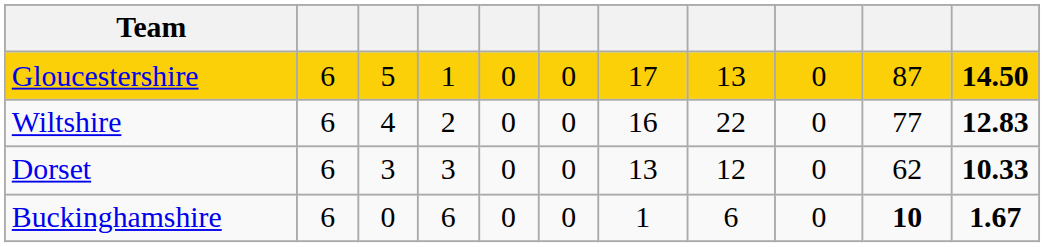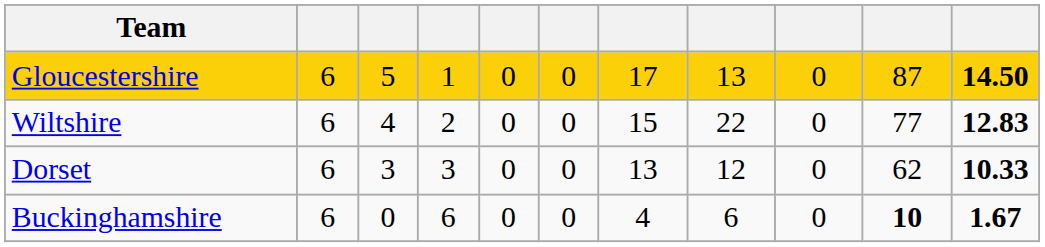(643, 122) 16 -> (643, 122) 15
(643, 216) 1 -> (643, 216) 4
